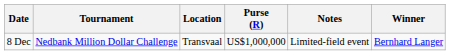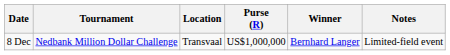columns swapped: (409, 19) <-> (330, 19)
